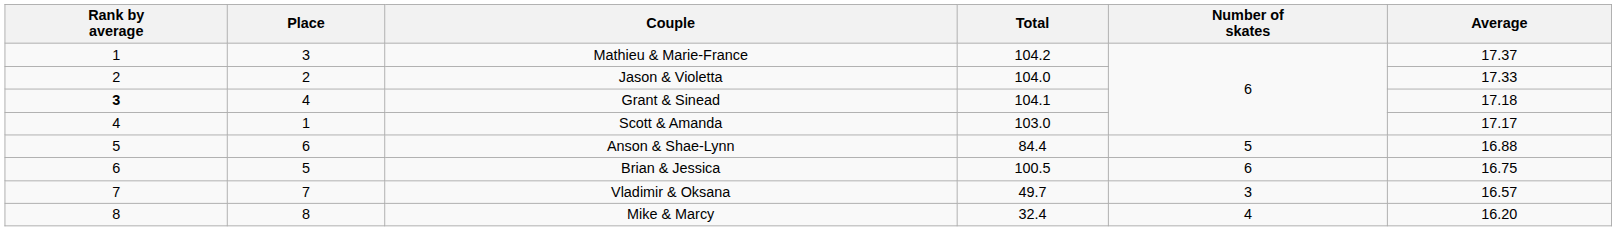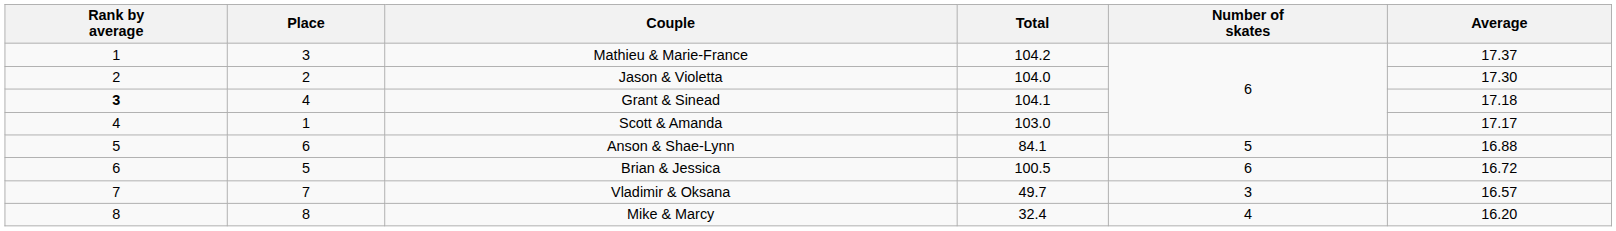(1499, 77) 17.33 -> (1499, 77) 17.30
(1033, 146) 84.4 -> (1033, 146) 84.1
(1499, 169) 16.75 -> (1499, 169) 16.72
